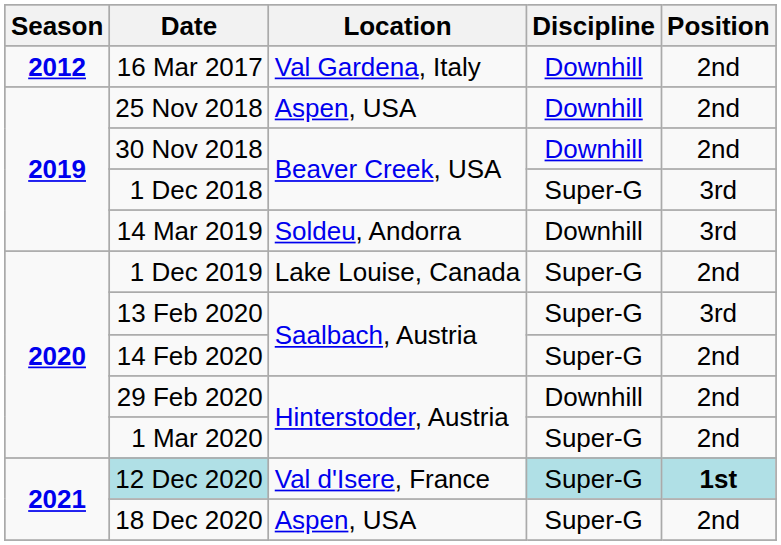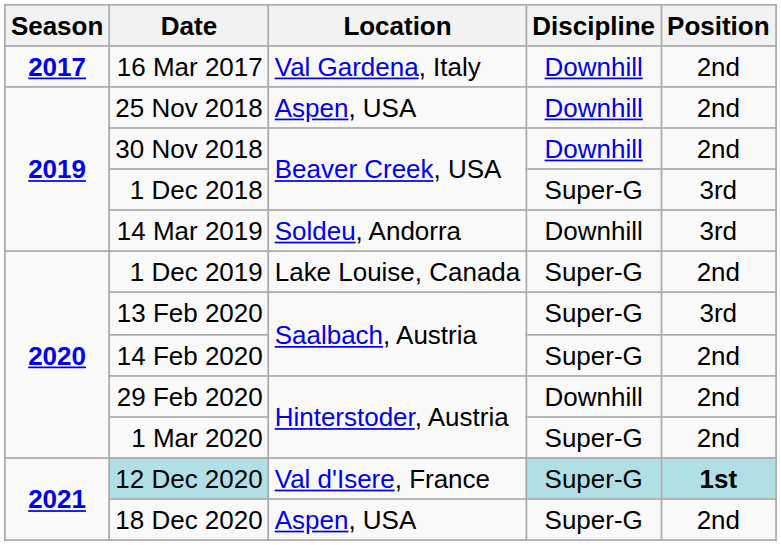(57, 67) 2012 -> (57, 67) 2017
